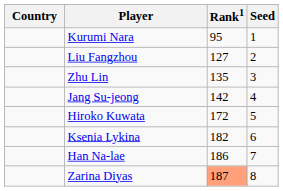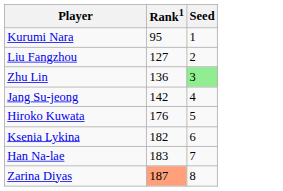- column: (35, 16)
(219, 77) 135 -> (159, 77) 136
(253, 77) no background -> (193, 77) lightgreen background
(219, 116) 172 -> (159, 116) 176
(219, 156) 186 -> (159, 156) 183
